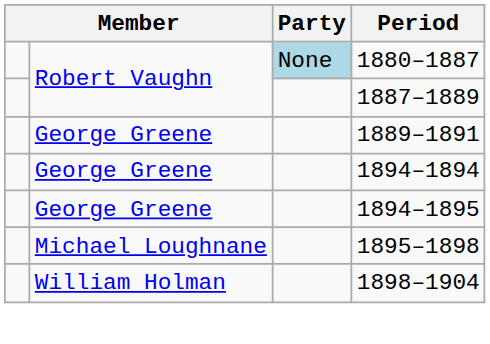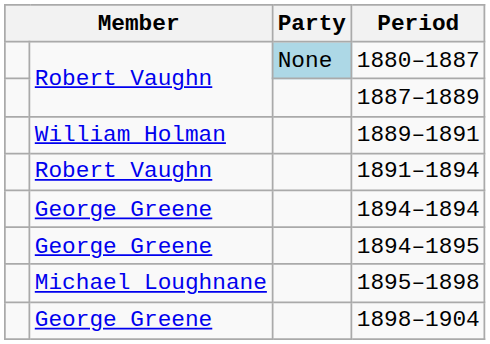(124, 135) George Greene -> (130, 135) William Holman
+ row: (418, 172)
(130, 283) William Holman -> (124, 320) George Greene
